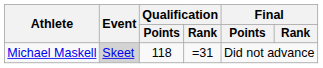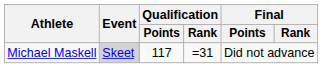(162, 53) 118 -> (162, 53) 117
